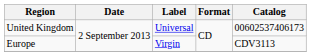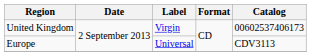(174, 28) Universal -> (167, 28) Virgin
(167, 43) Virgin -> (174, 43) Universal
